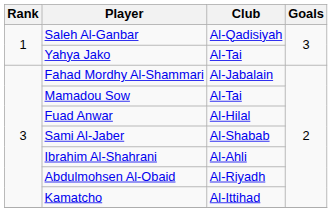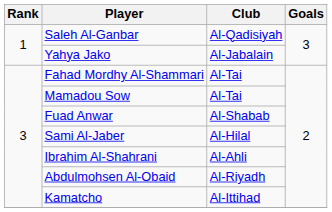(226, 55) Al-Tai -> (241, 55) Al-Jabalain
(241, 75) Al-Jabalain -> (226, 75) Al-Tai
(230, 116) Al-Hilal -> (240, 116) Al-Shabab
(240, 136) Al-Shabab -> (230, 136) Al-Hilal
